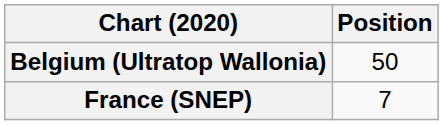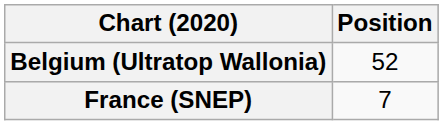(385, 61) 50 -> (385, 61) 52
